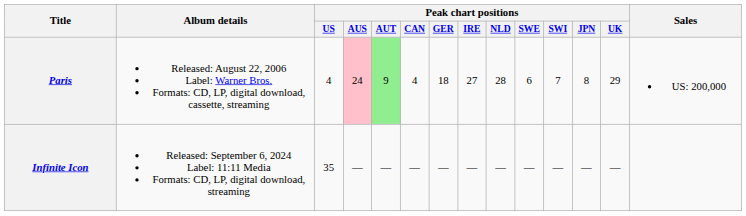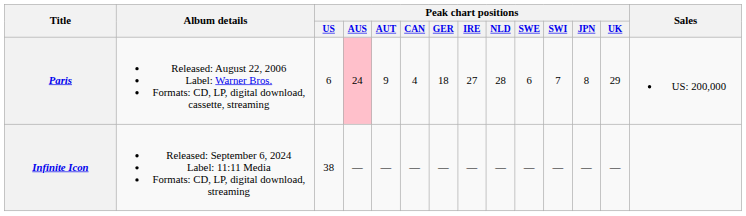(329, 80) 4 -> (329, 80) 6
(386, 80) lightgreen background -> (386, 80) no background
(329, 167) 35 -> (329, 167) 38
